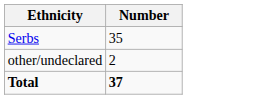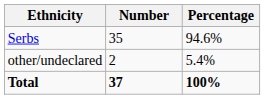+ column: (221, 15)
